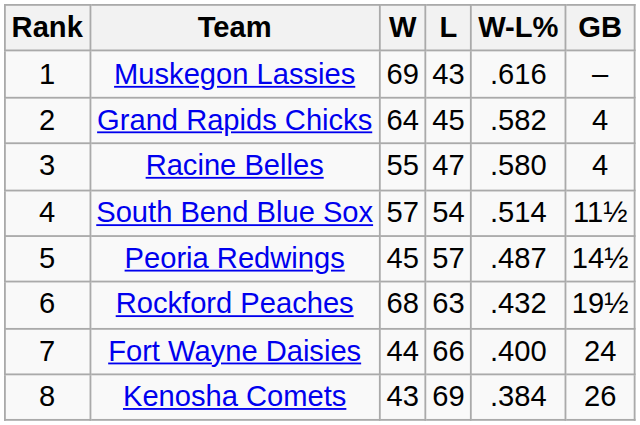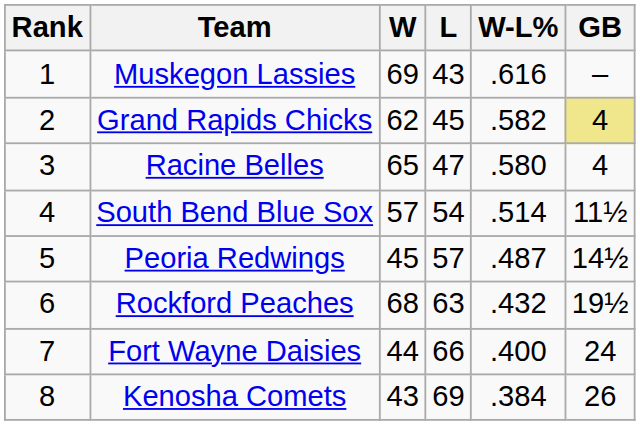(403, 119) 64 -> (403, 119) 62
(600, 119) no background -> (600, 119) khaki background
(403, 166) 55 -> (403, 166) 65
